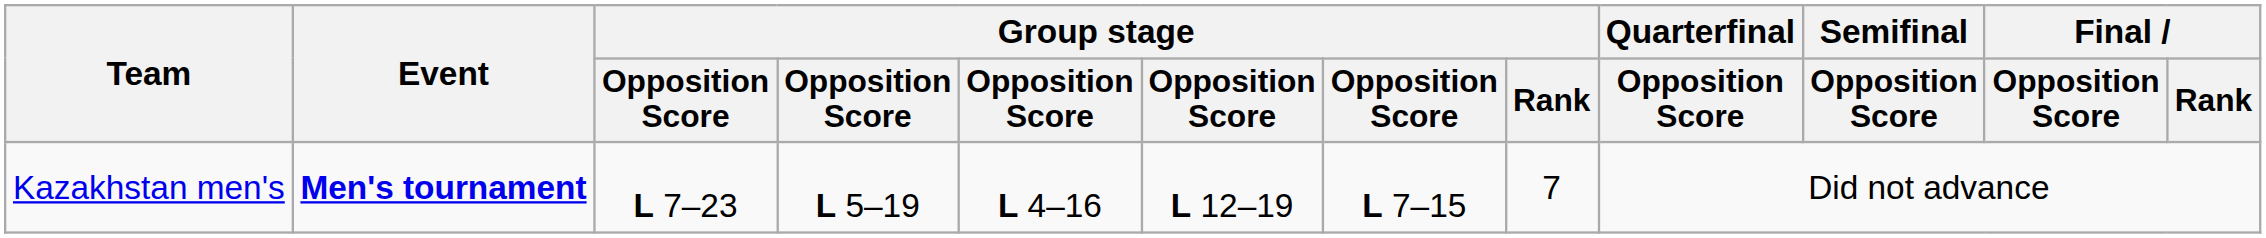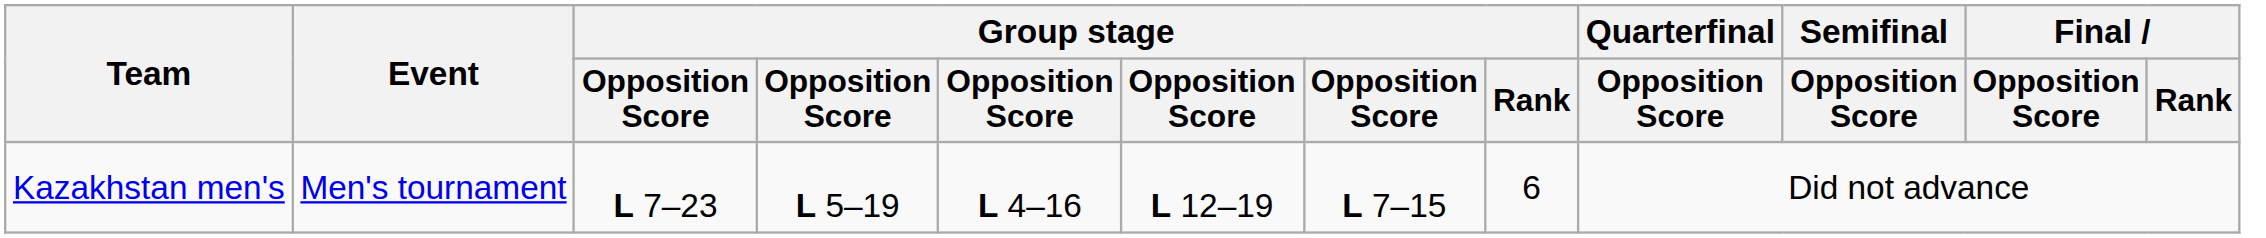(444, 188) bold -> (434, 188) normal
(1552, 188) 7 -> (1532, 188) 6
